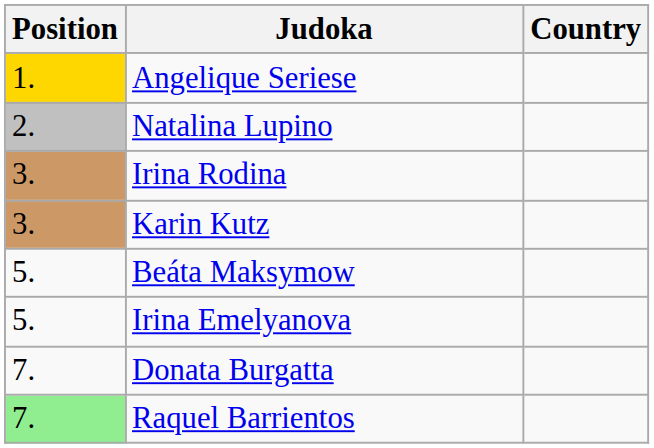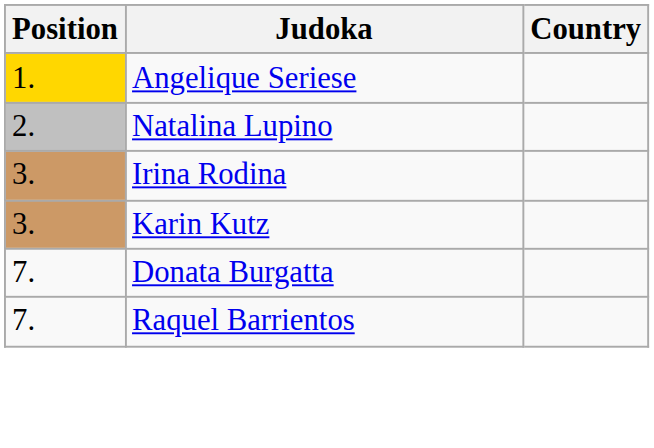- row: (243, 272)
- row: (242, 321)
(24, 418) lightgreen background -> (24, 321) no background
